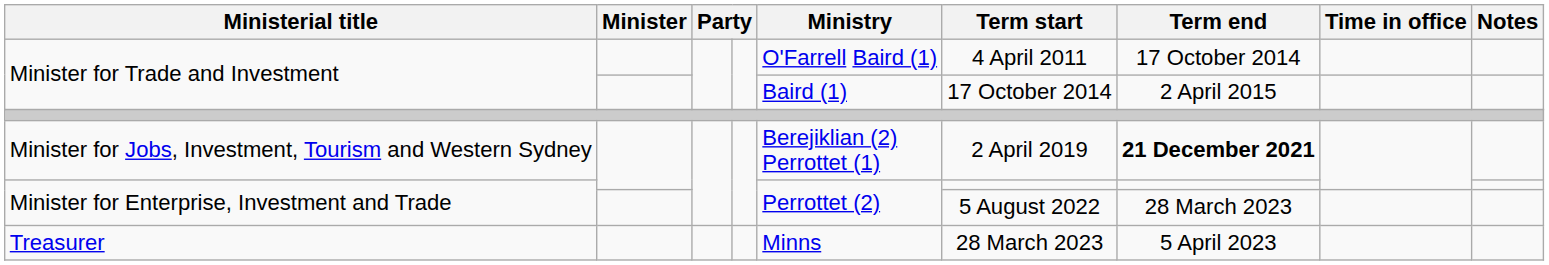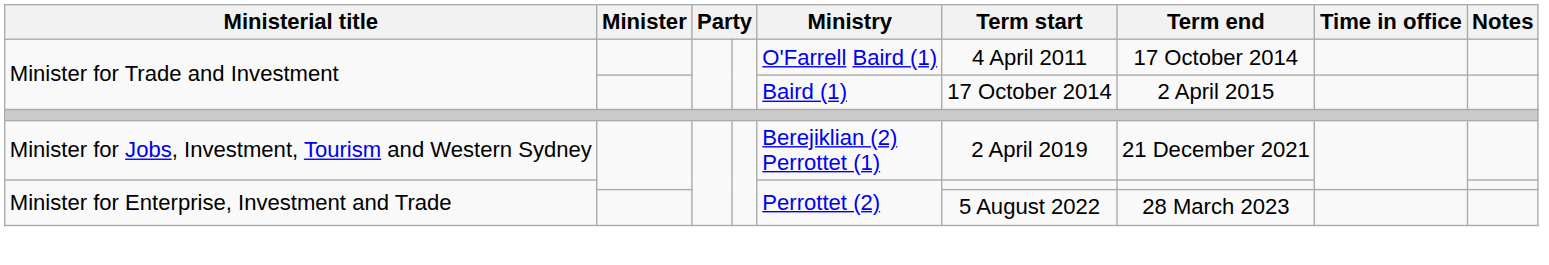(1218, 149) bold -> (1216, 149) normal
- row: (57, 242)
